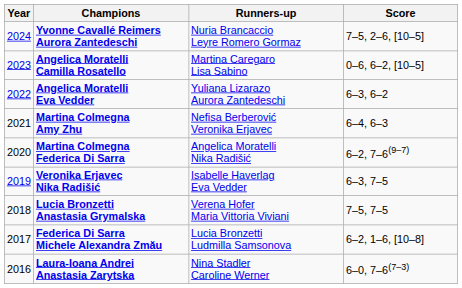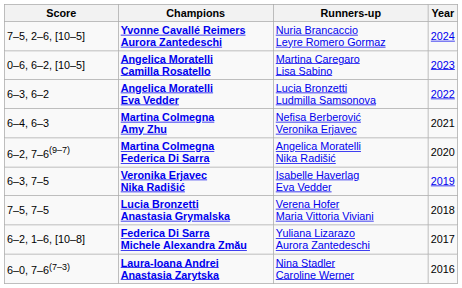columns swapped: (19, 13) <-> (400, 13)
(238, 94) Yuliana Lizarazo Aurora Zantedeschi -> (326, 94) Lucia Bronzetti Ludmilla Samsonova
(241, 240) Lucia Bronzetti Ludmilla Samsonova -> (323, 240) Yuliana Lizarazo Aurora Zantedeschi
